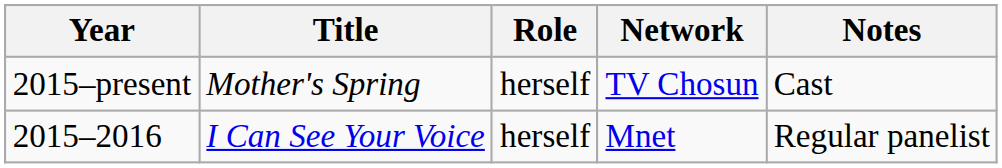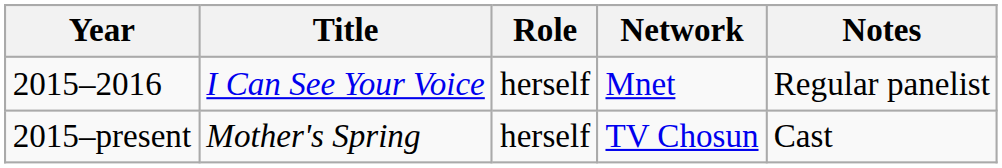rows swapped: (102, 83) <-> (87, 135)
